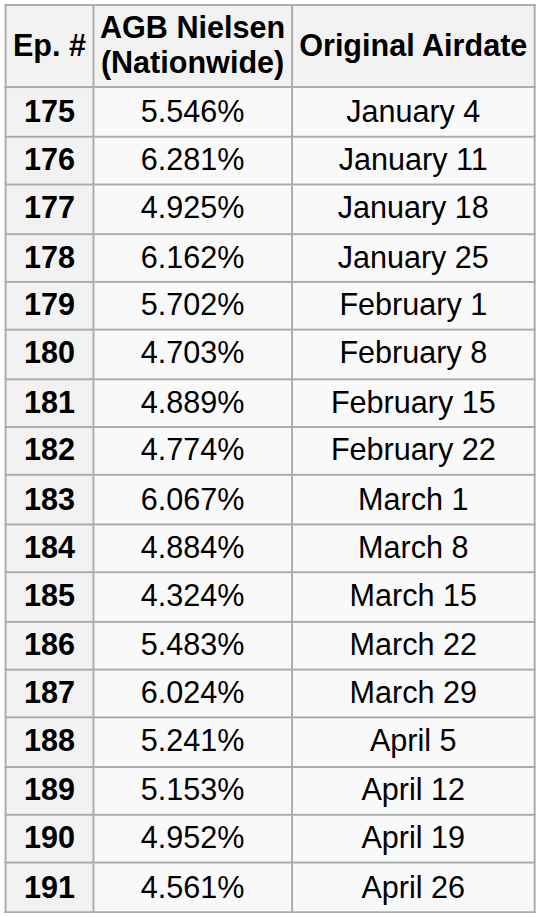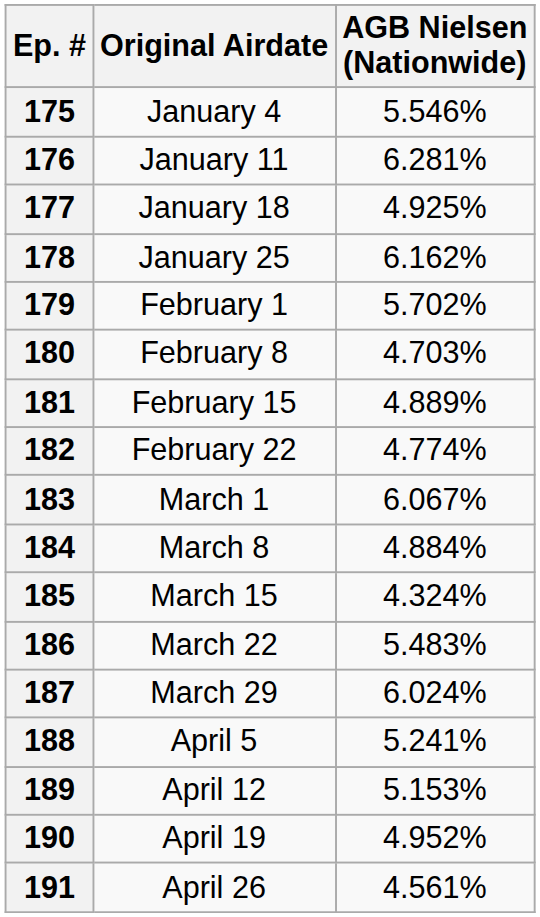columns swapped: (413, 45) <-> (193, 45)
